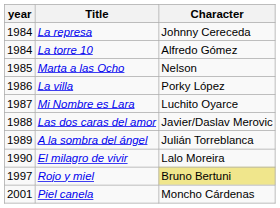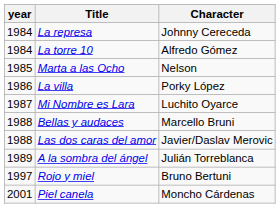+ row: (81, 122)
- row: (83, 158)
(196, 176) khaki background -> (196, 176) no background
